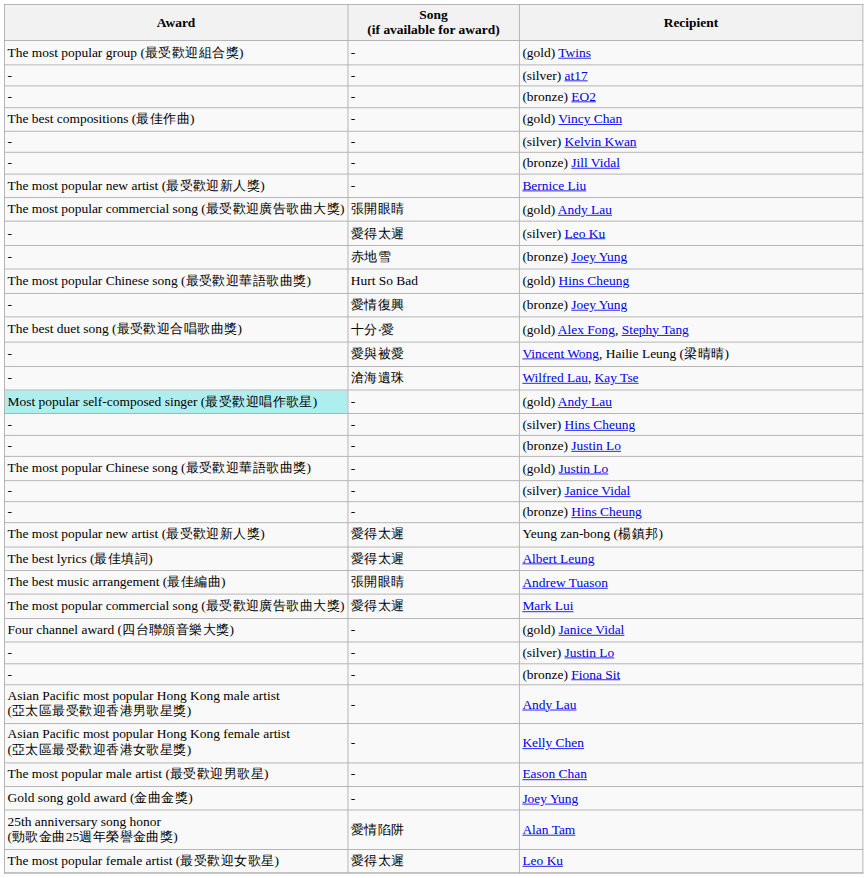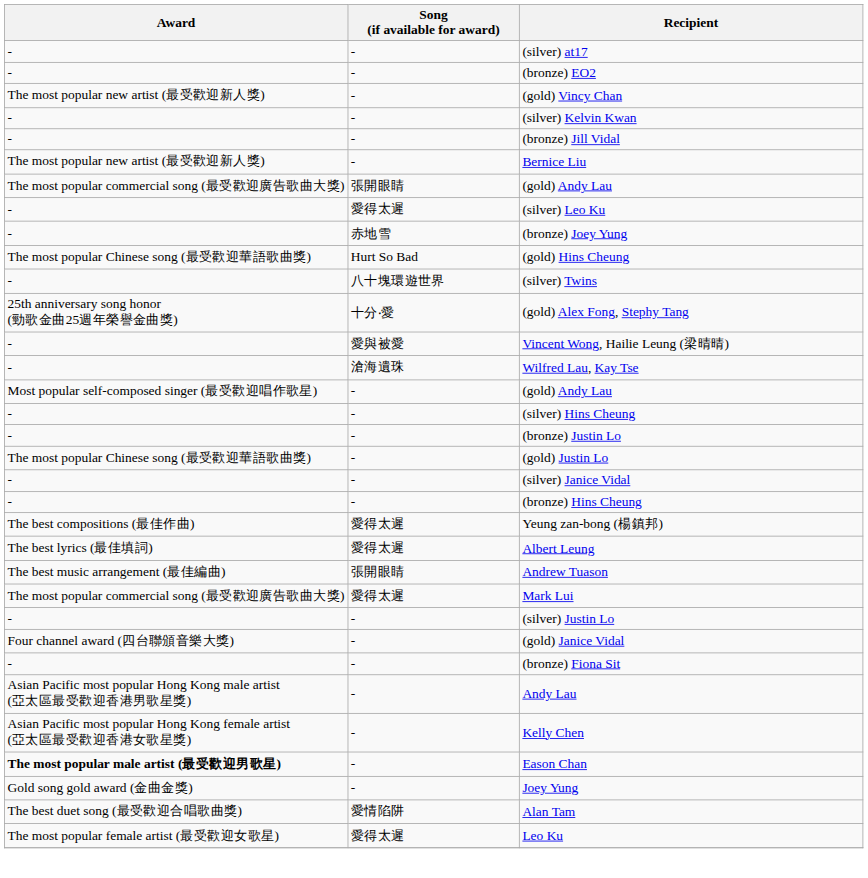- row: (353, 52)
(101, 118) The best compositions (最佳作曲) -> (136, 95) The most popular new artist (最受歡迎新人獎)
+ row: (398, 280)
- row: (378, 304)
(125, 329) The best duet song (最受歡迎合唱歌曲獎) -> (93, 311) 25th anniversary song honor (勁歌金曲25週年榮譽金曲獎)
(162, 401) paleturquoise background -> (162, 391) no background
(136, 534) The most popular new artist (最受歡迎新人獎) -> (101, 524) The best compositions (最佳作曲)
rows swapped: (353, 630) <-> (353, 652)
(138, 774) normal -> (144, 763) bold
(93, 829) 25th anniversary song honor (勁歌金曲25週年榮譽金曲獎) -> (125, 811) The best duet song (最受歡迎合唱歌曲獎)
